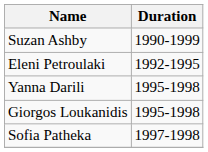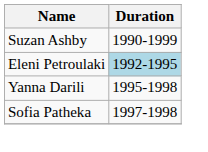(167, 64) no background -> (145, 64) lightblue background
- row: (68, 111)
